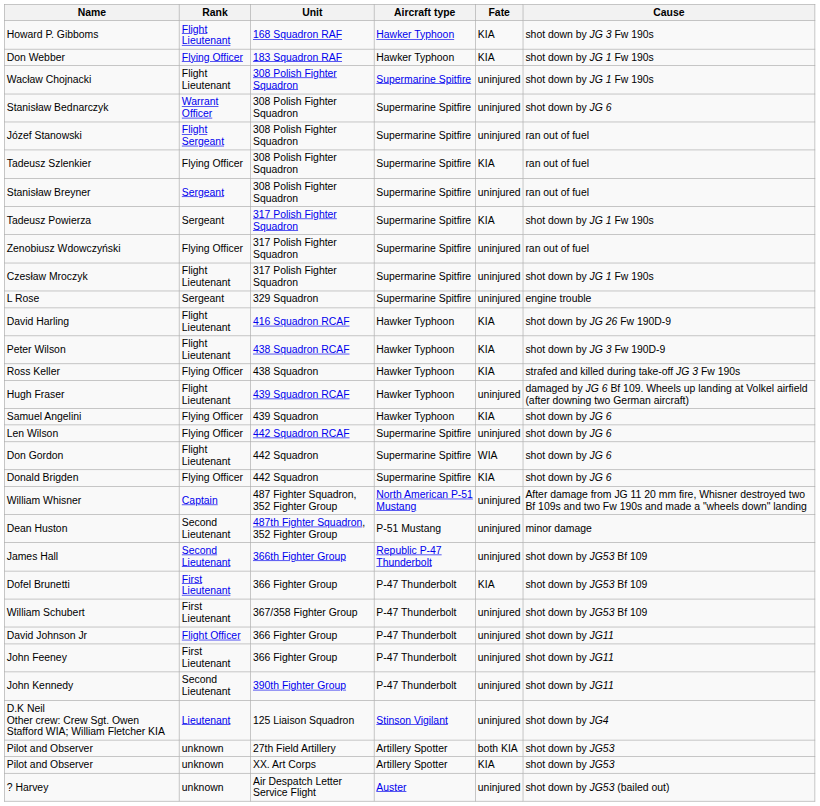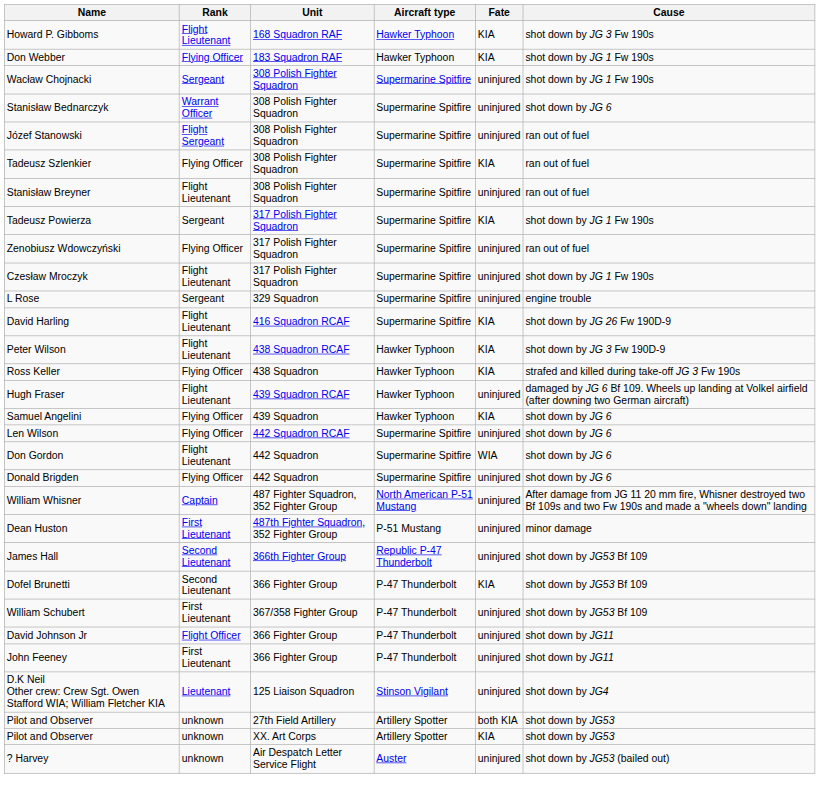(206, 79) Flight Lieutenant -> (203, 79) Sergeant
(203, 192) Sergeant -> (206, 192) Flight Lieutenant
(415, 321) Hawker Typhoon -> (424, 321) Supermarine Spitfire
(486, 478) KIA -> (499, 478) uninjured
(206, 528) Second Lieutenant -> (206, 528) First Lieutenant
(206, 585) First Lieutenant -> (206, 585) Second Lieutenant
- row: (40, 686)
